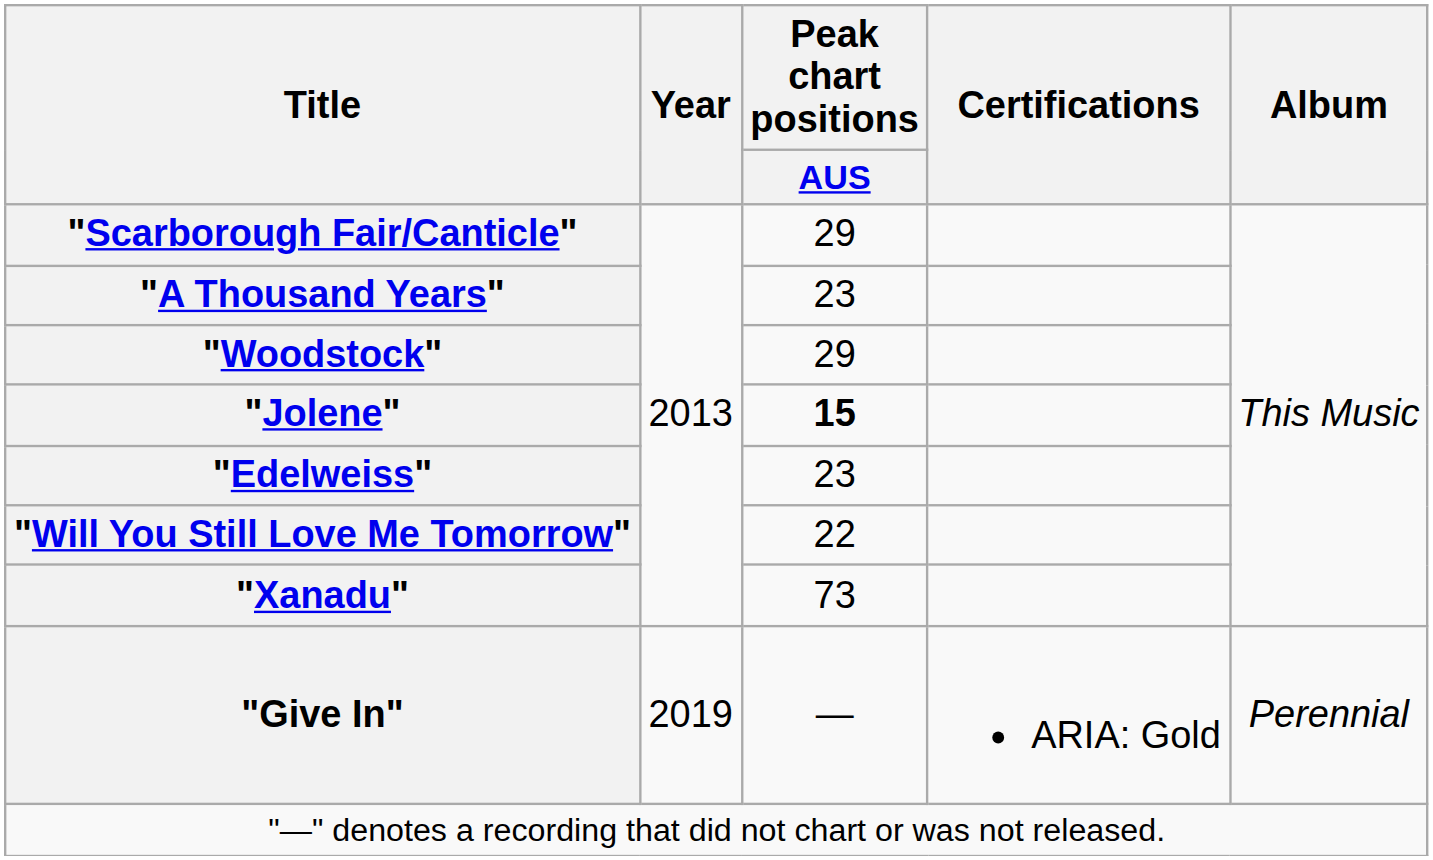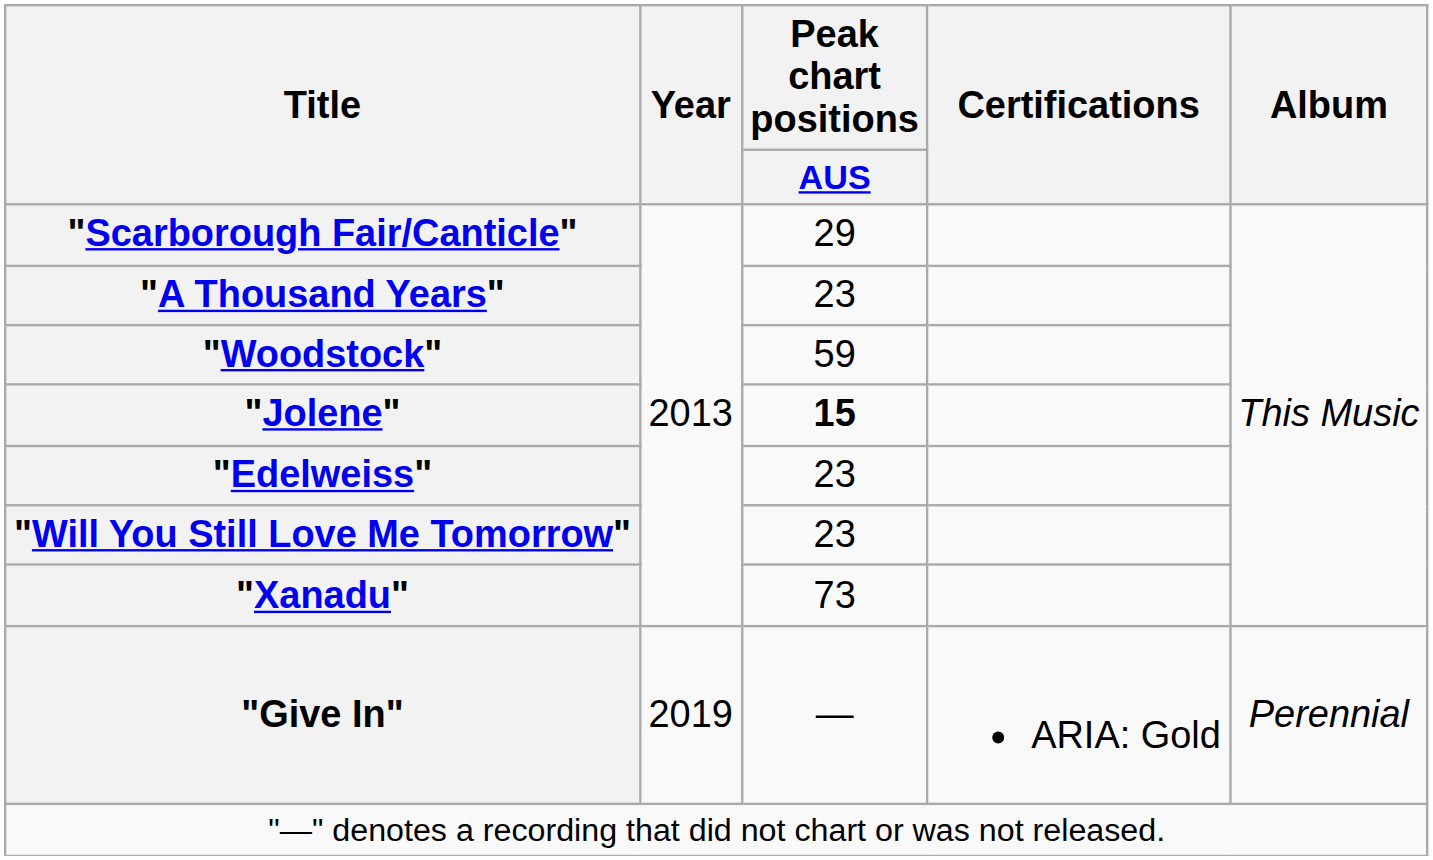(835, 354) 29 -> (835, 354) 59
(835, 534) 22 -> (835, 534) 23
